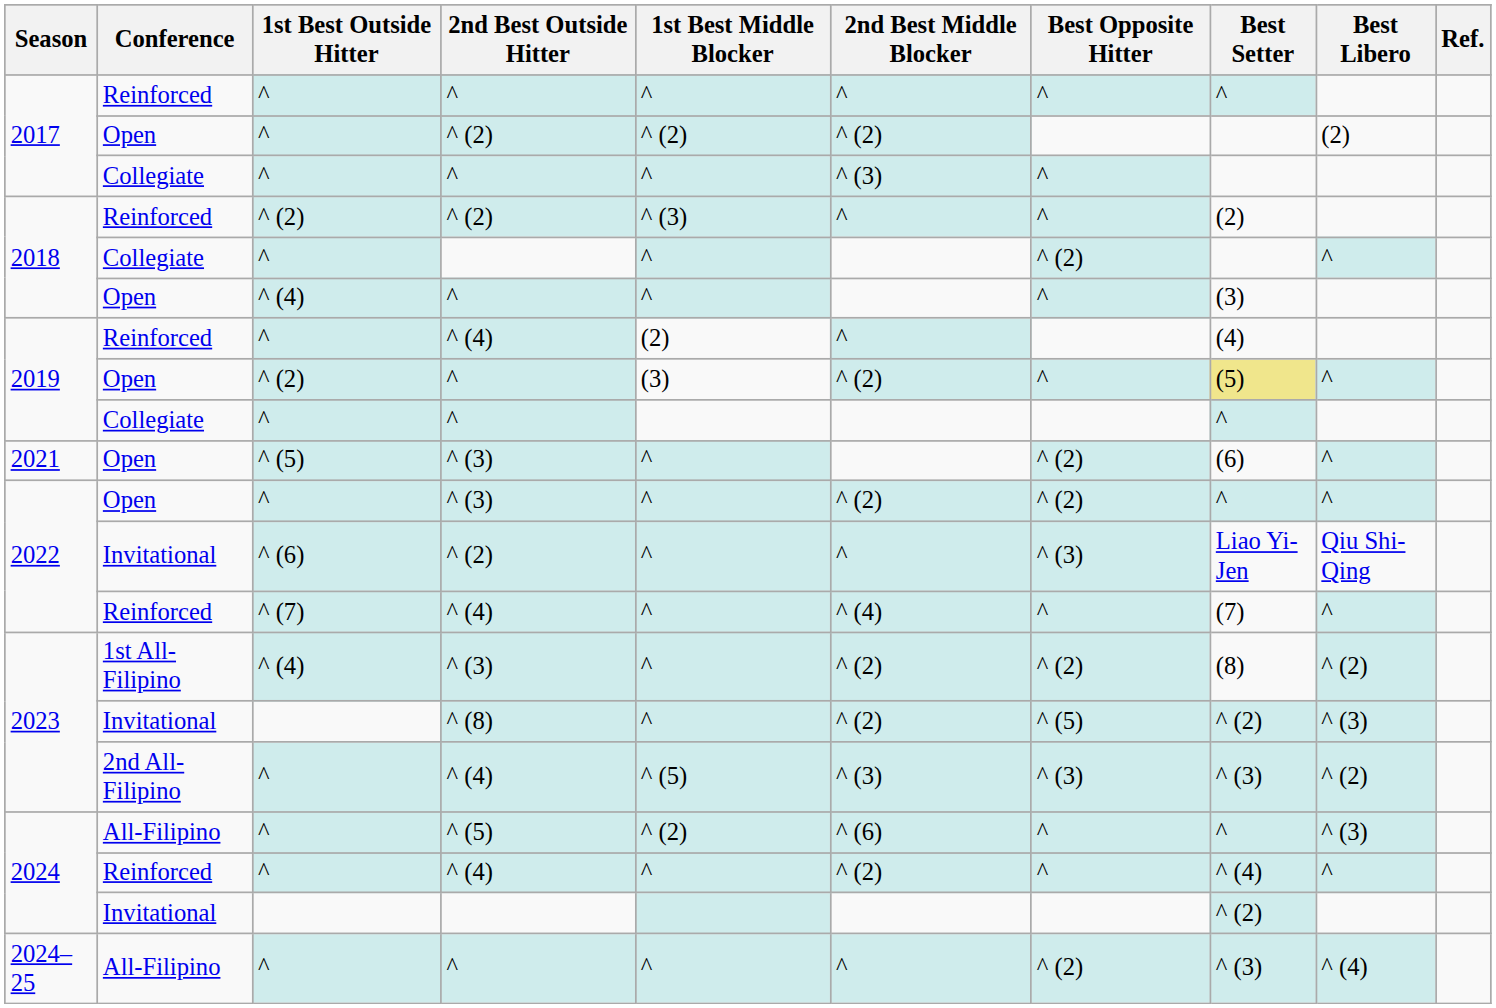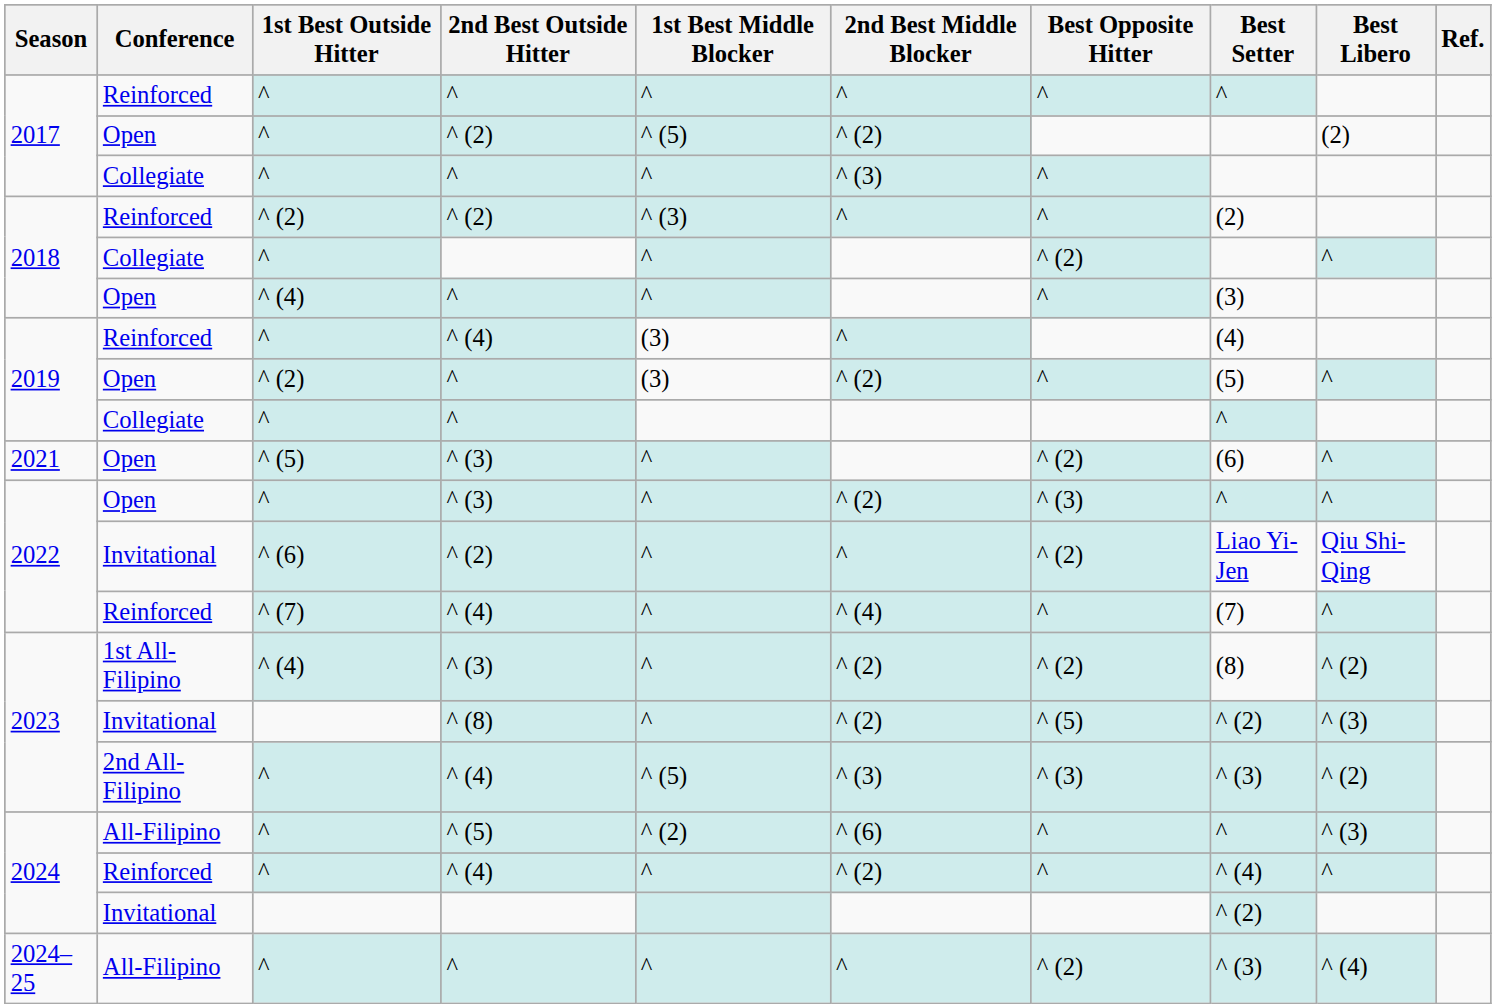(664, 135) ^ (2) -> (664, 135) ^ (5)
(655, 338) (2) -> (655, 338) (3)
(1230, 379) khaki background -> (1230, 379) no background
(1060, 501) ^ (2) -> (1060, 501) ^ (3)
(1060, 556) ^ (3) -> (1060, 556) ^ (2)
